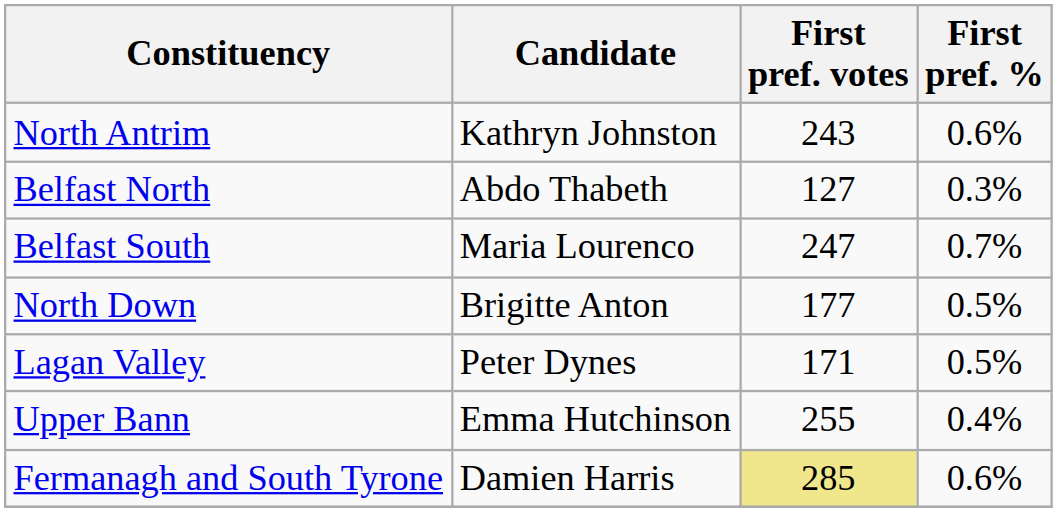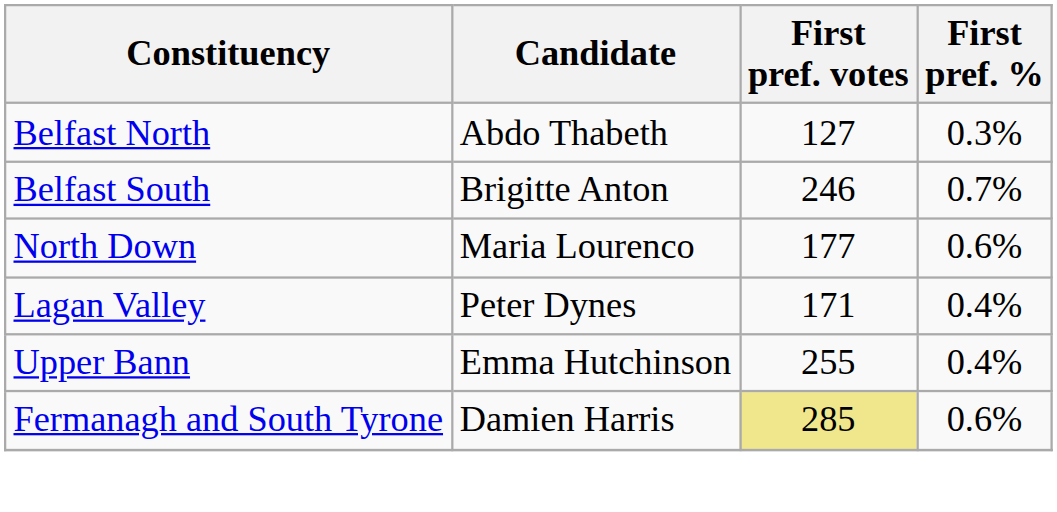- row: (112, 131)
(577, 246) Maria Lourenco -> (564, 189) Brigitte Anton
(828, 246) 247 -> (828, 189) 246
(564, 304) Brigitte Anton -> (577, 246) Maria Lourenco
(985, 304) 0.5% -> (985, 246) 0.6%
(985, 362) 0.5% -> (985, 304) 0.4%
